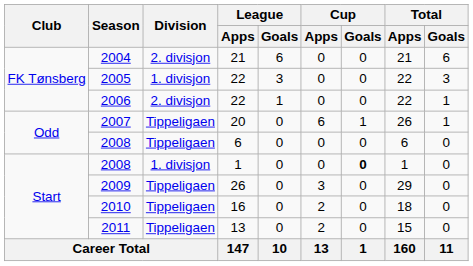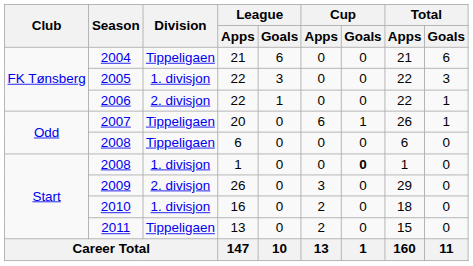(180, 57) 2. divisjon -> (180, 57) Tippeligaen
(180, 185) Tippeligaen -> (180, 185) 2. divisjon
(180, 206) Tippeligaen -> (180, 206) 1. divisjon
